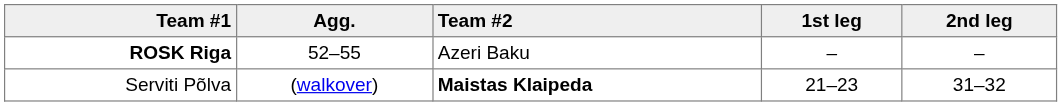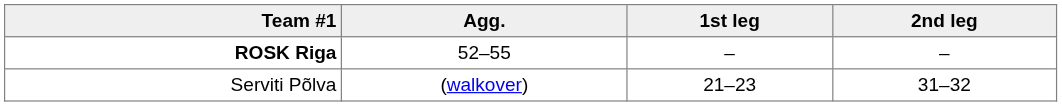- column: (475, 20)
